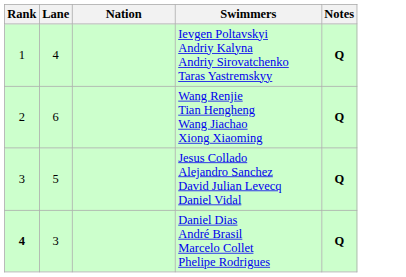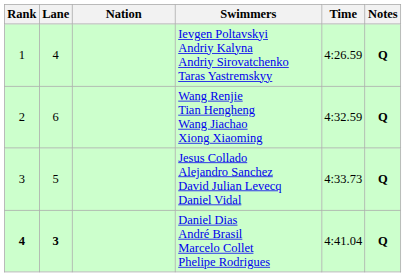+ column: (343, 14)
(56, 240) normal -> (56, 240) bold
